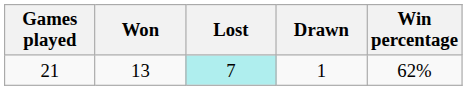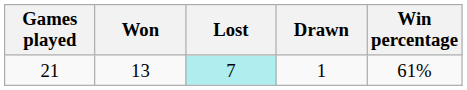(414, 70) 62% -> (414, 70) 61%
